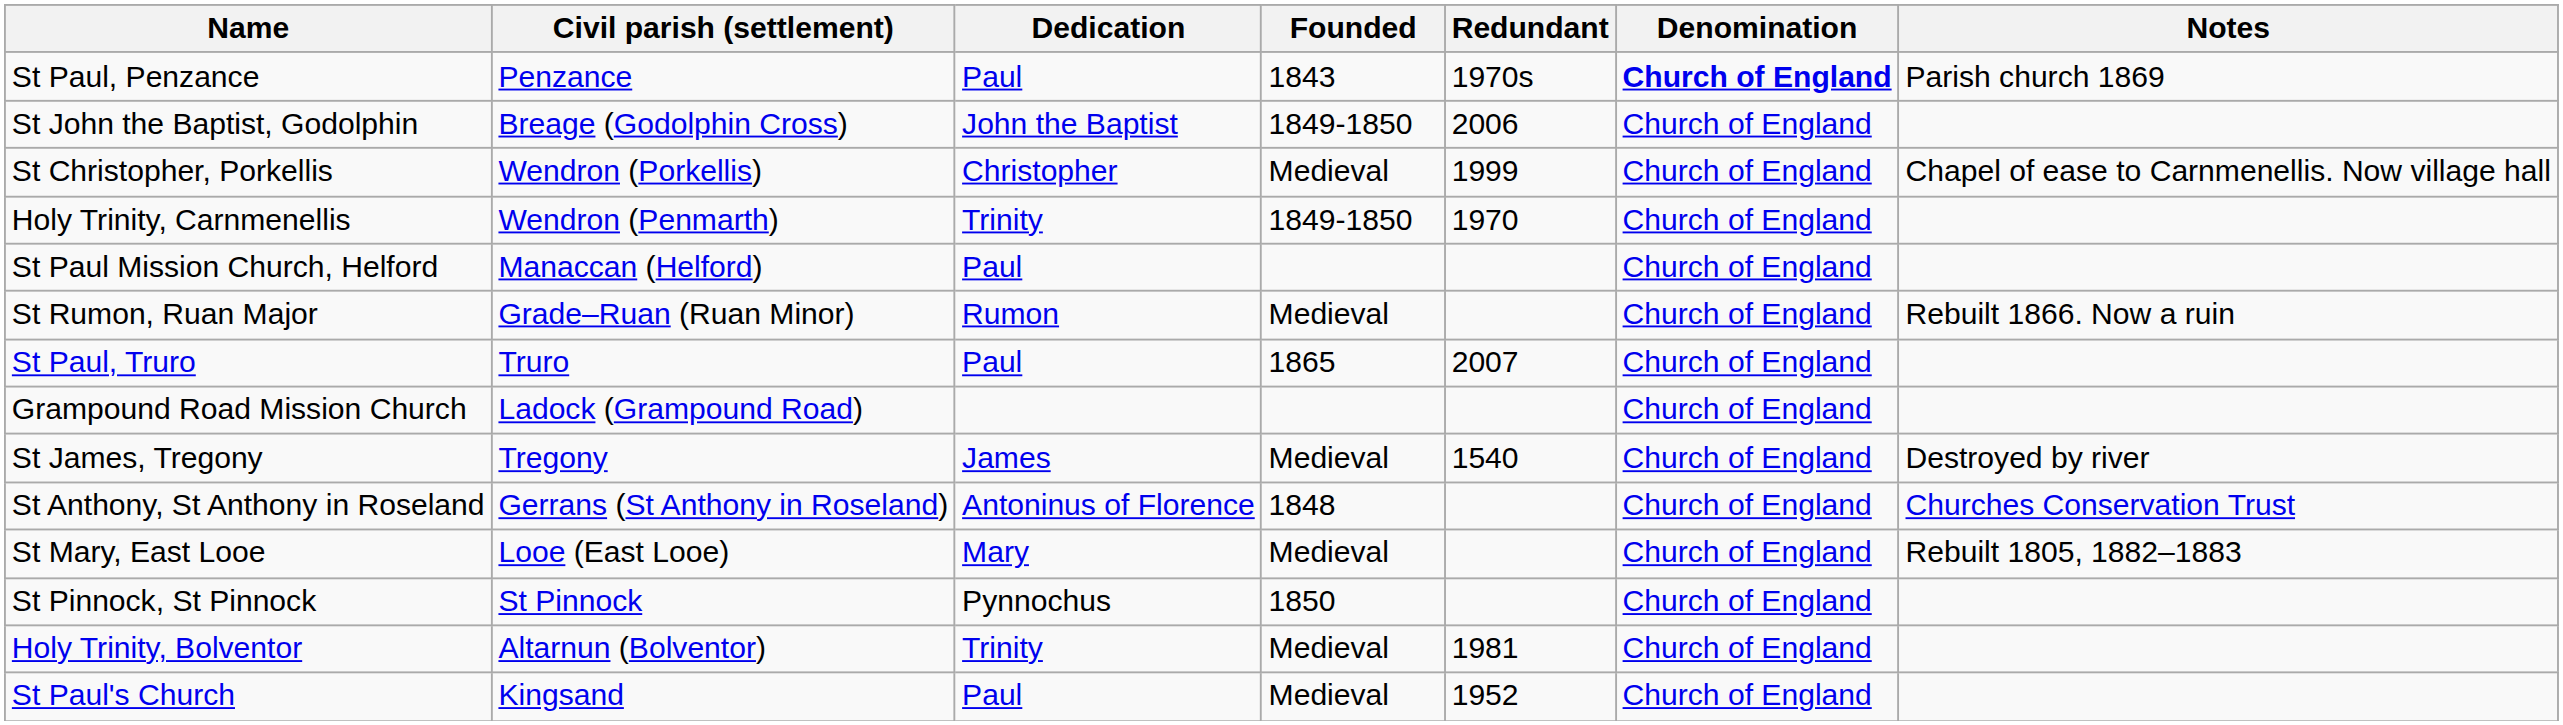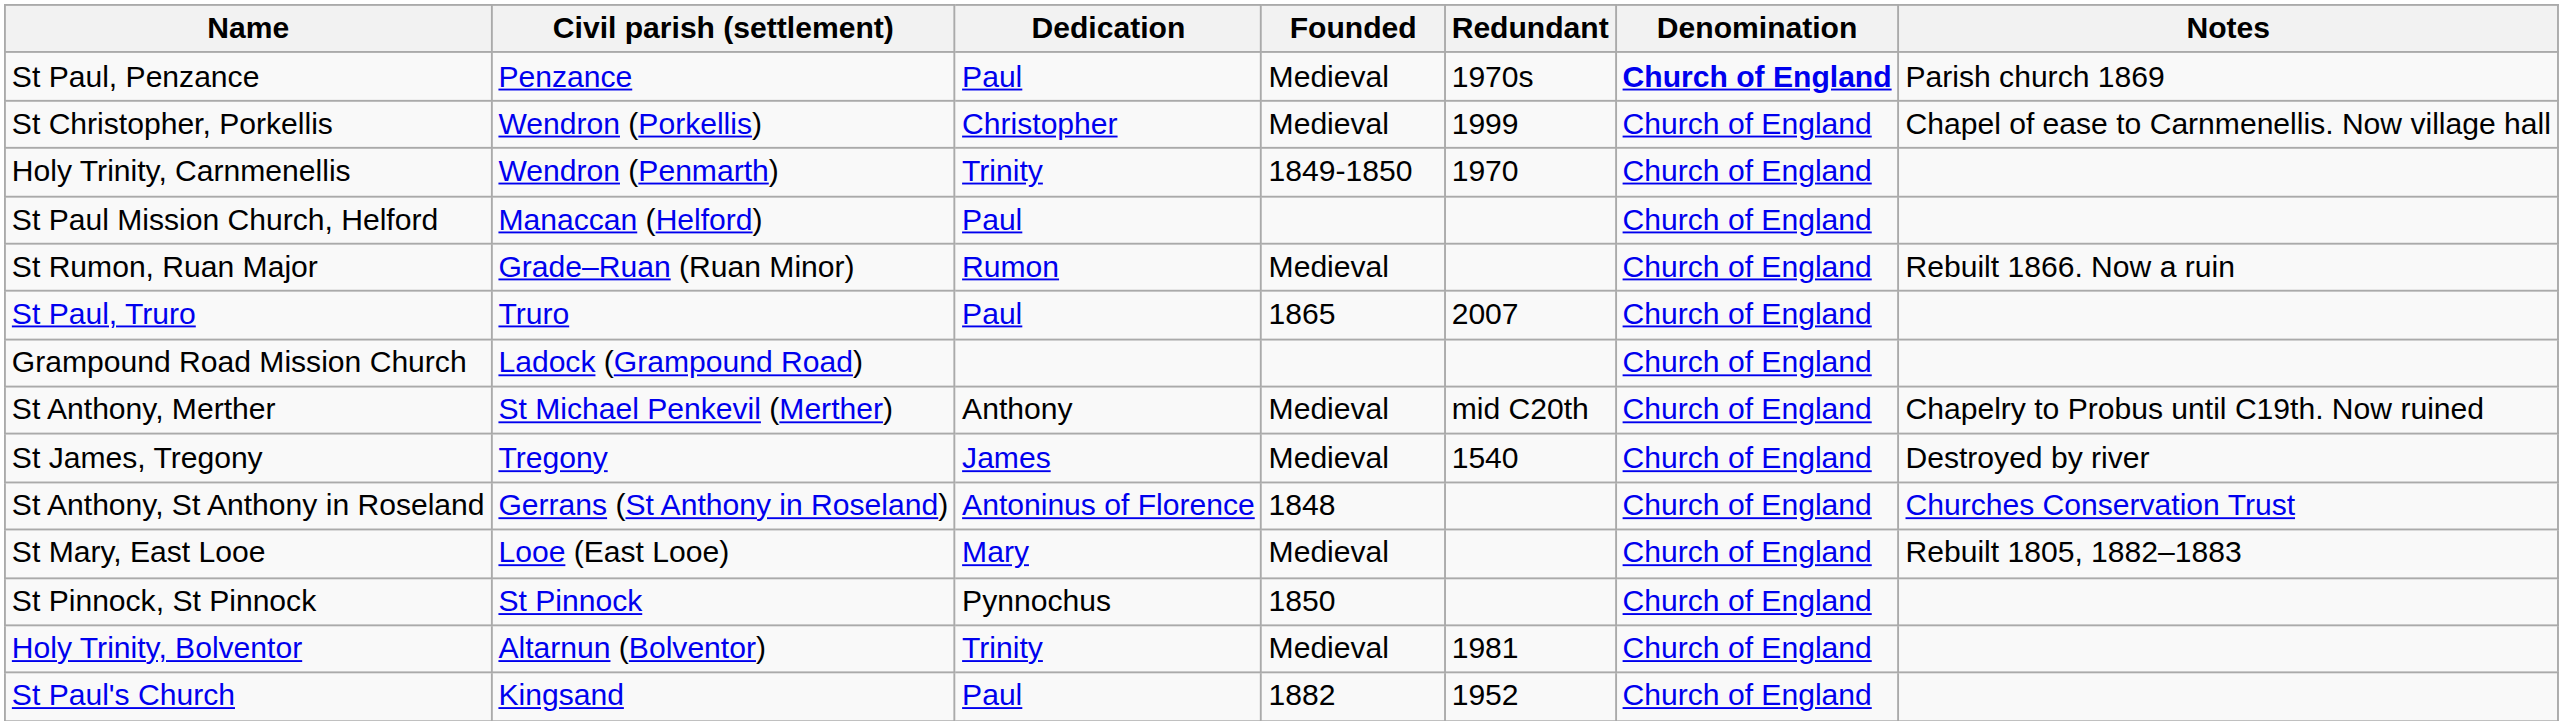(1302, 76) 1843 -> (1329, 76) Medieval
- row: (215, 123)
+ row: (144, 409)
(1329, 696) Medieval -> (1302, 696) 1882
